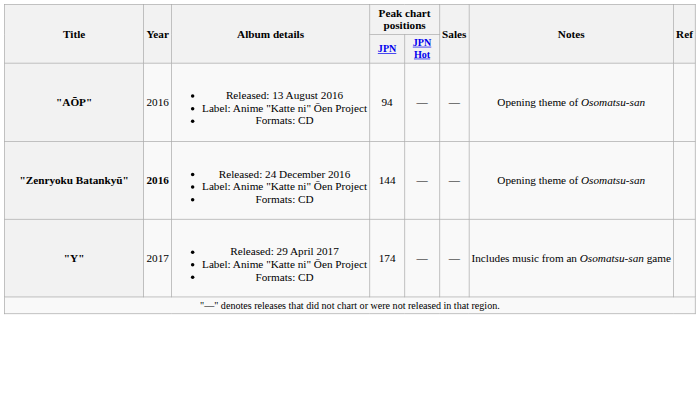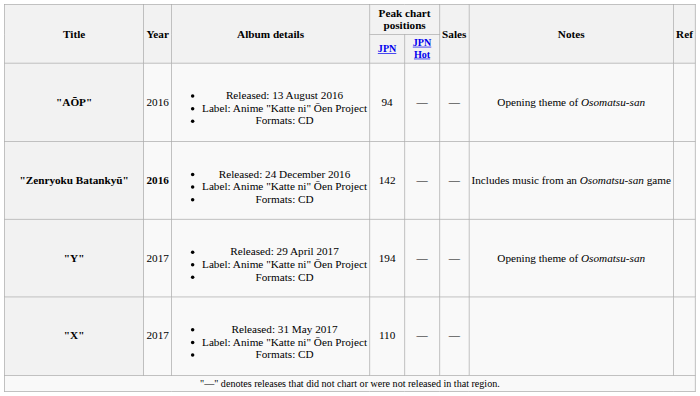(387, 180) 144 -> (387, 180) 142
(571, 180) Opening theme of Osomatsu-san -> (571, 180) Includes music from an Osomatsu-san game
(387, 258) 174 -> (387, 258) 194
(571, 258) Includes music from an Osomatsu-san game -> (571, 258) Opening theme of Osomatsu-san
+ row: (74, 336)
